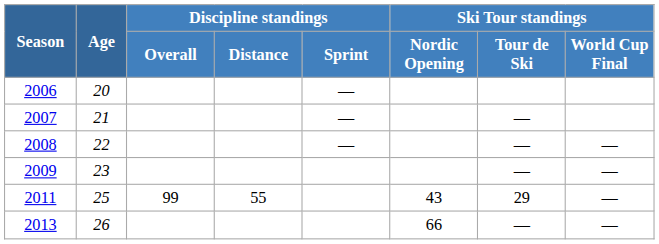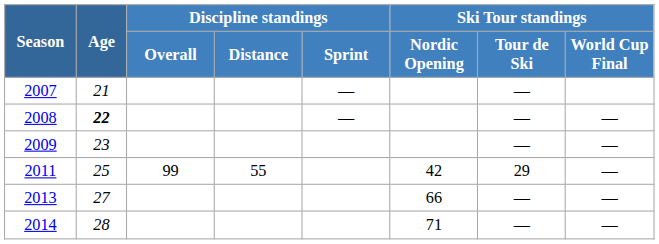- row: (40, 90)
(101, 144) normal -> (101, 117) bold
(434, 198) 43 -> (434, 171) 42
(101, 225) 26 -> (101, 198) 27
+ row: (40, 225)
